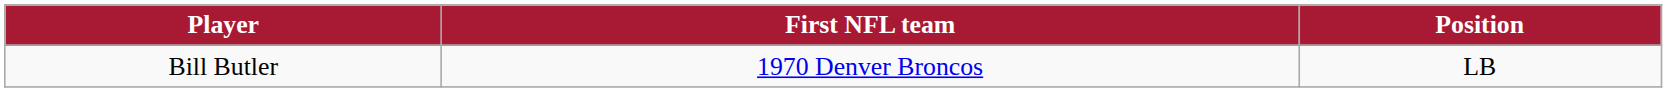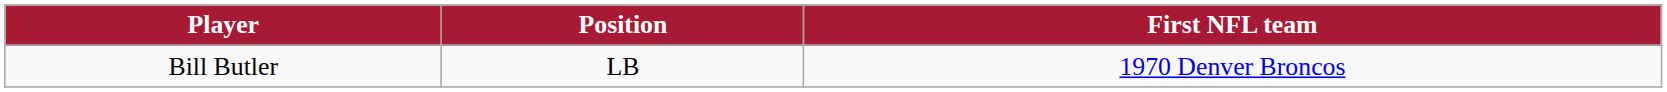columns swapped: (1480, 24) <-> (870, 24)
